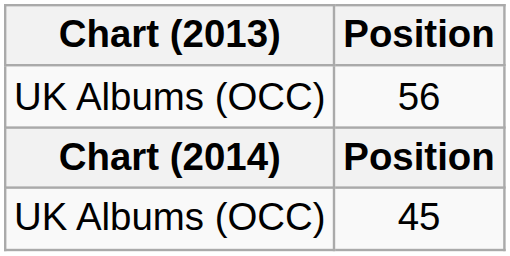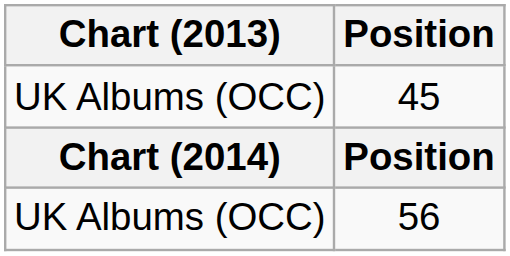rows swapped: (419, 95) <-> (419, 217)
